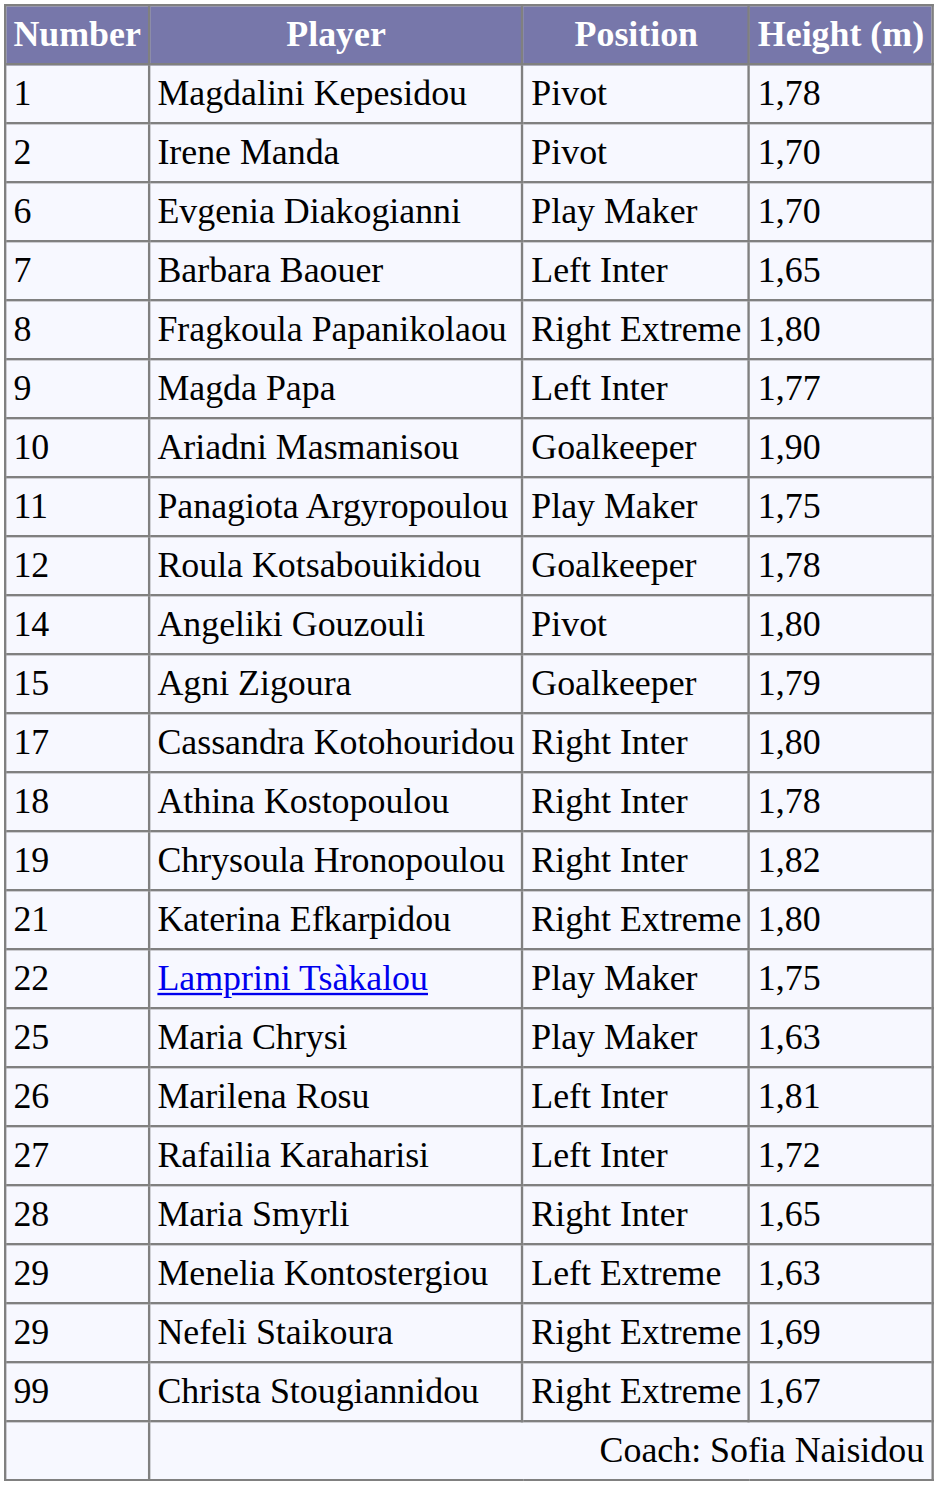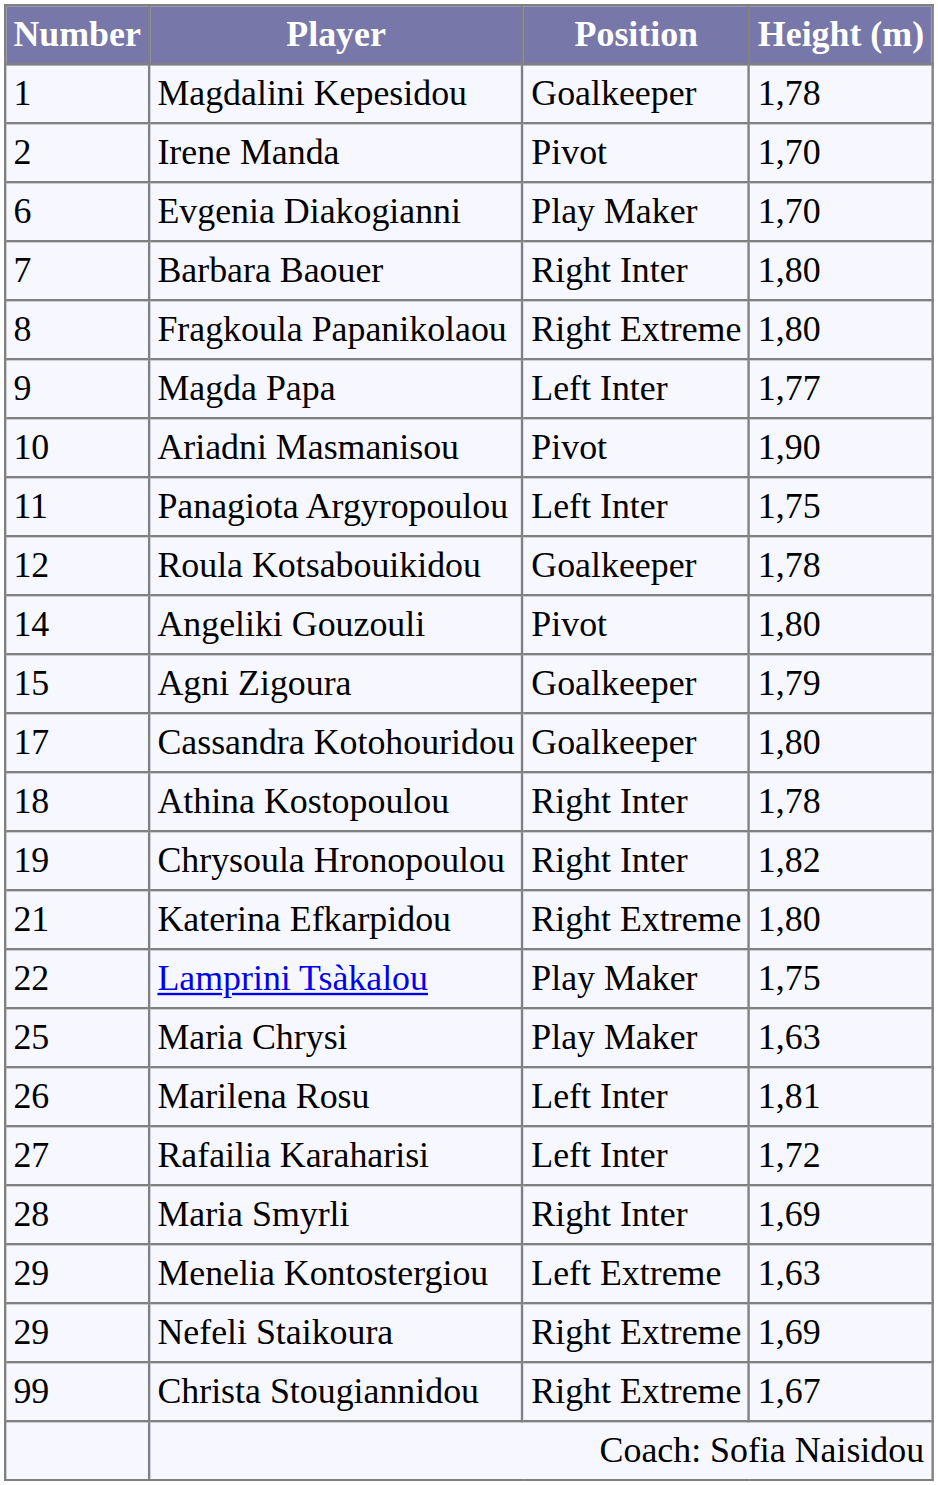(569, 92) Pivot -> (614, 92) Goalkeeper
(599, 269) Left Inter -> (609, 269) Right Inter
(789, 269) 1,65 -> (789, 269) 1,80
(614, 446) Goalkeeper -> (569, 446) Pivot
(614, 505) Play Maker -> (599, 505) Left Inter
(609, 741) Right Inter -> (614, 741) Goalkeeper
(789, 1213) 1,65 -> (789, 1213) 1,69
